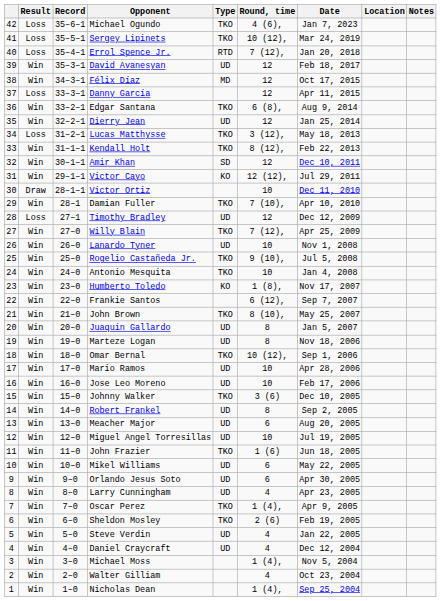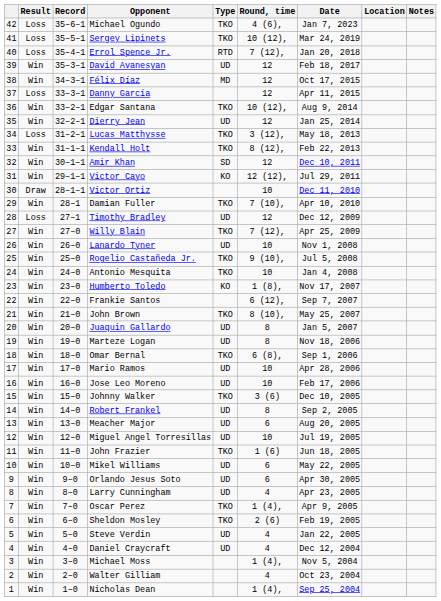(267, 108) 6 (8), -> (267, 108) 10 (12),
(267, 356) 10 (12), -> (267, 356) 6 (8),
